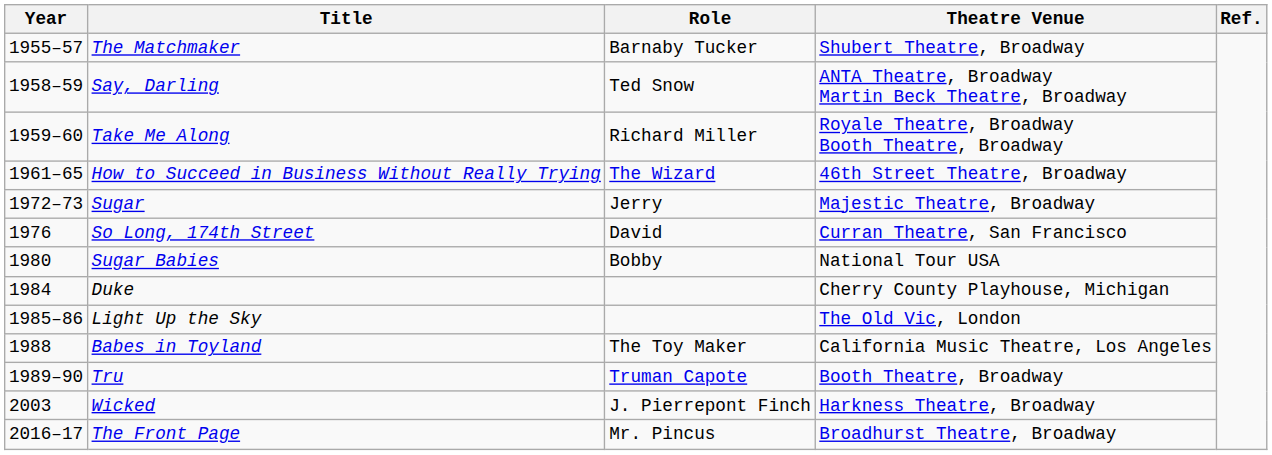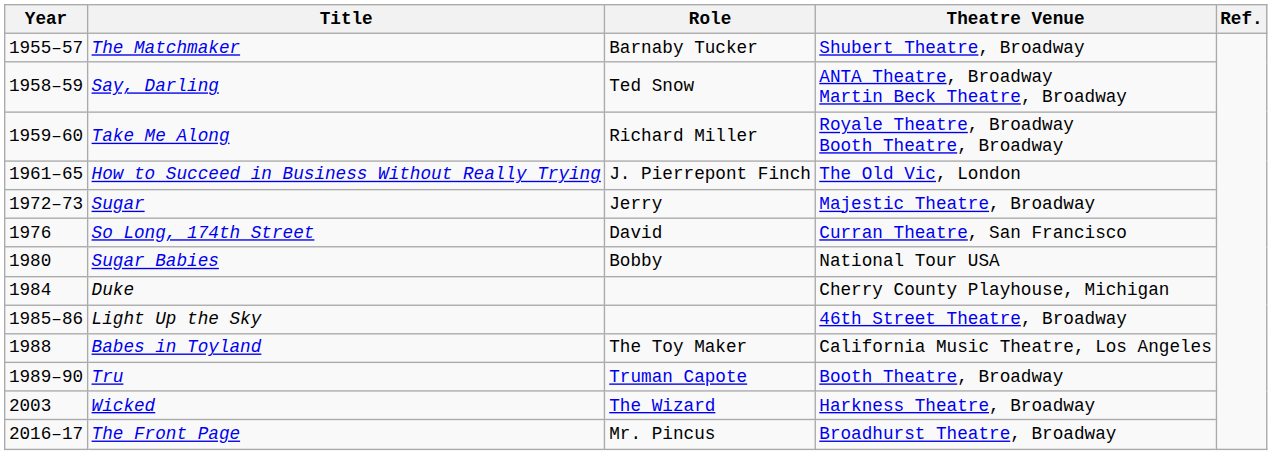(662, 175) The Wizard -> (710, 175) J. Pierrepont Finch
(973, 175) 46th Street Theatre, Broadway -> (920, 175) The Old Vic, London
(920, 319) The Old Vic, London -> (973, 319) 46th Street Theatre, Broadway
(710, 406) J. Pierrepont Finch -> (662, 406) The Wizard
